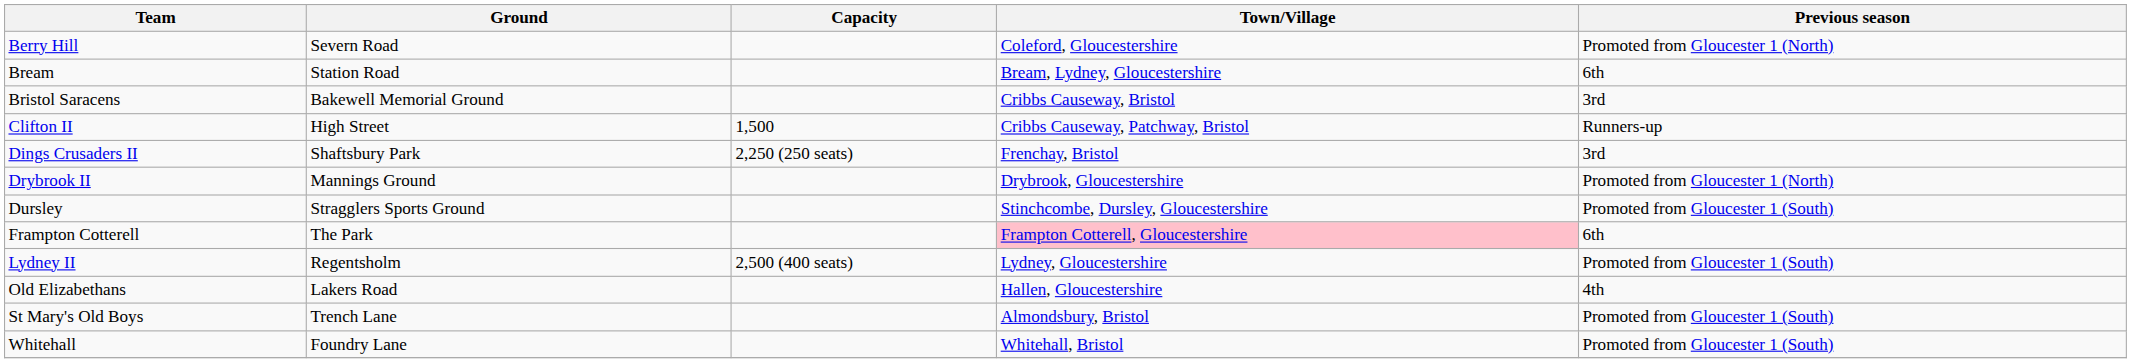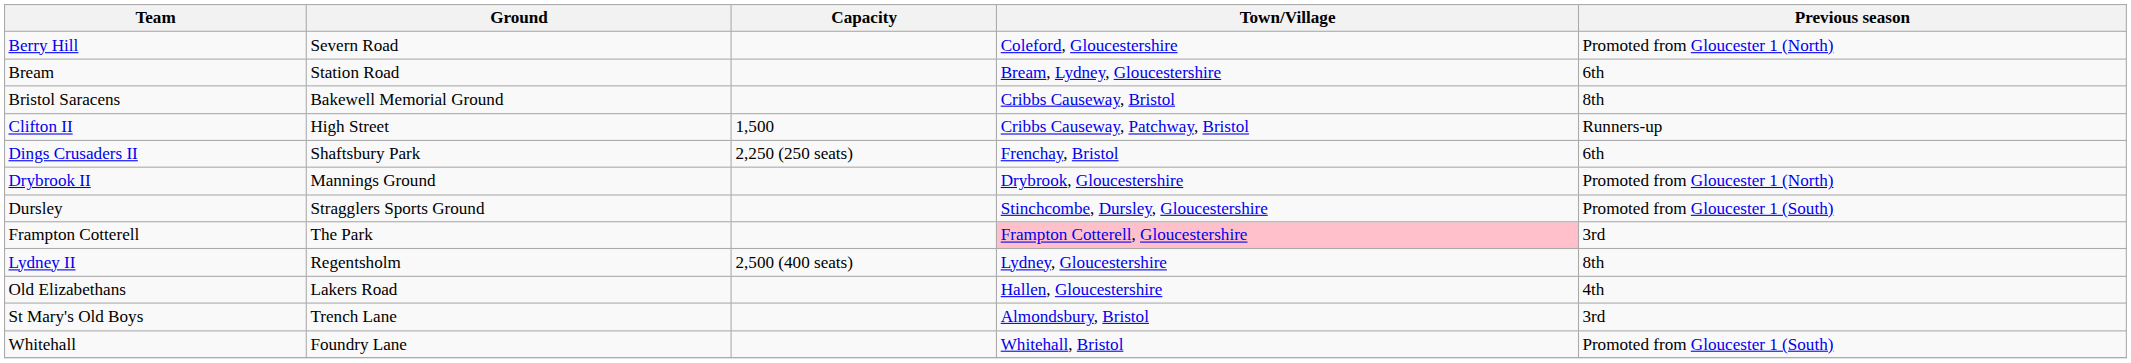(1594, 99) 3rd -> (1593, 99) 8th
(1594, 153) 3rd -> (1593, 153) 6th
(1593, 235) 6th -> (1594, 235) 3rd
(1708, 262) Promoted from Gloucester 1 (South) -> (1593, 262) 8th
(1708, 316) Promoted from Gloucester 1 (South) -> (1594, 316) 3rd
